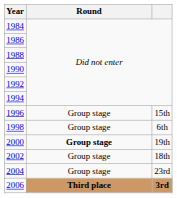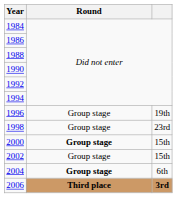(162, 113) 15th -> (162, 113) 19th
(162, 128) 6th -> (162, 128) 23rd
(162, 142) 19th -> (162, 142) 15th
(162, 157) 18th -> (162, 157) 15th
(89, 171) normal -> (89, 171) bold
(162, 171) 23rd -> (162, 171) 6th
